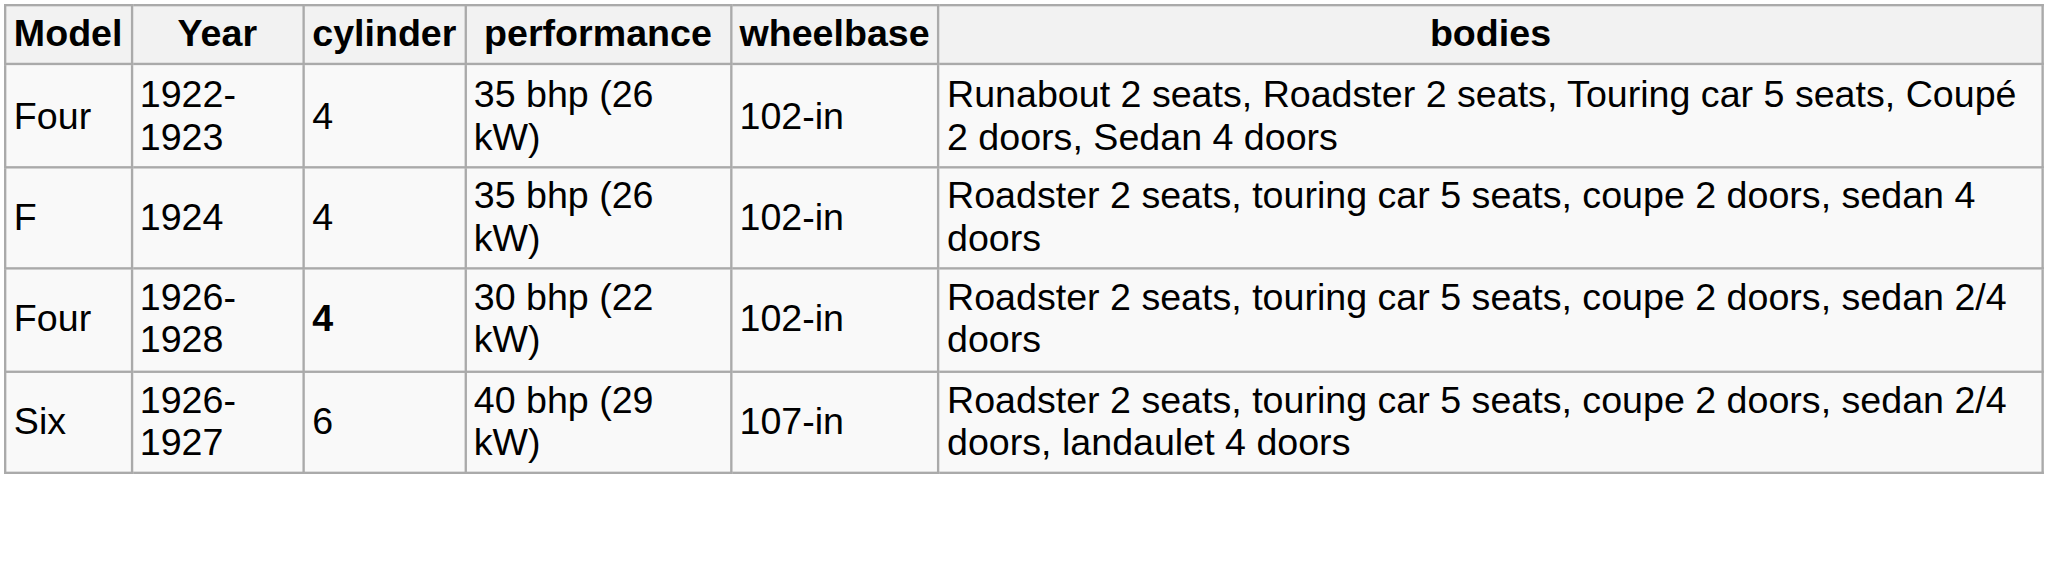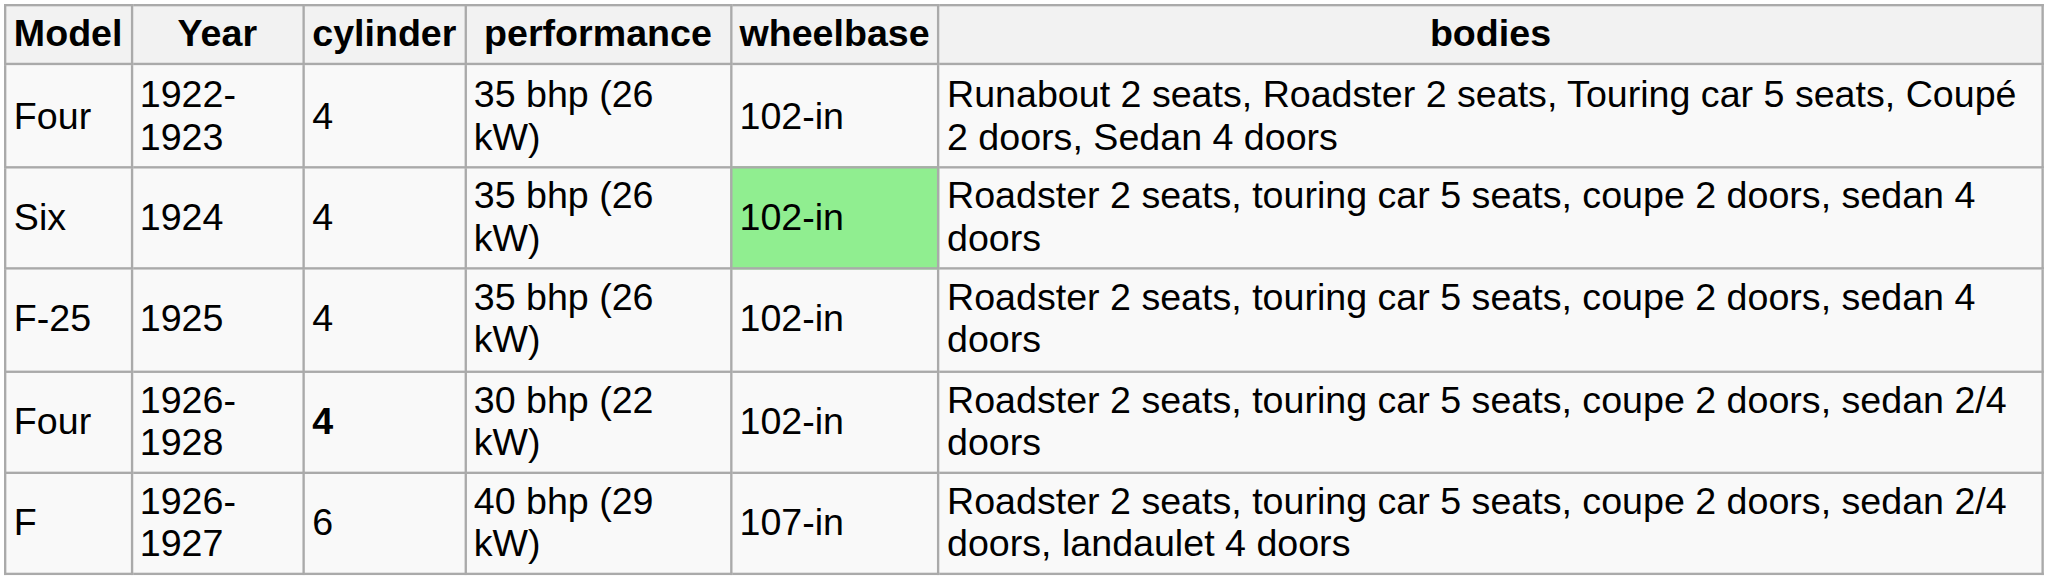(25, 217) F -> (40, 217) Six
(792, 217) no background -> (792, 217) lightgreen background
+ row: (182, 318)
(40, 420) Six -> (25, 522) F
